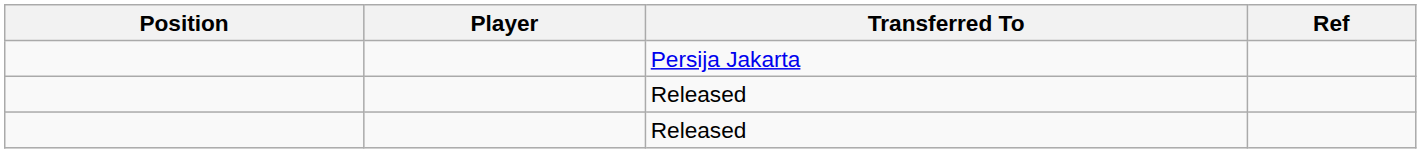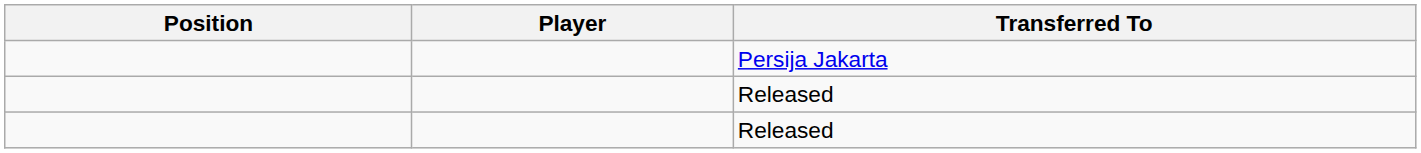- column: (1331, 23)
